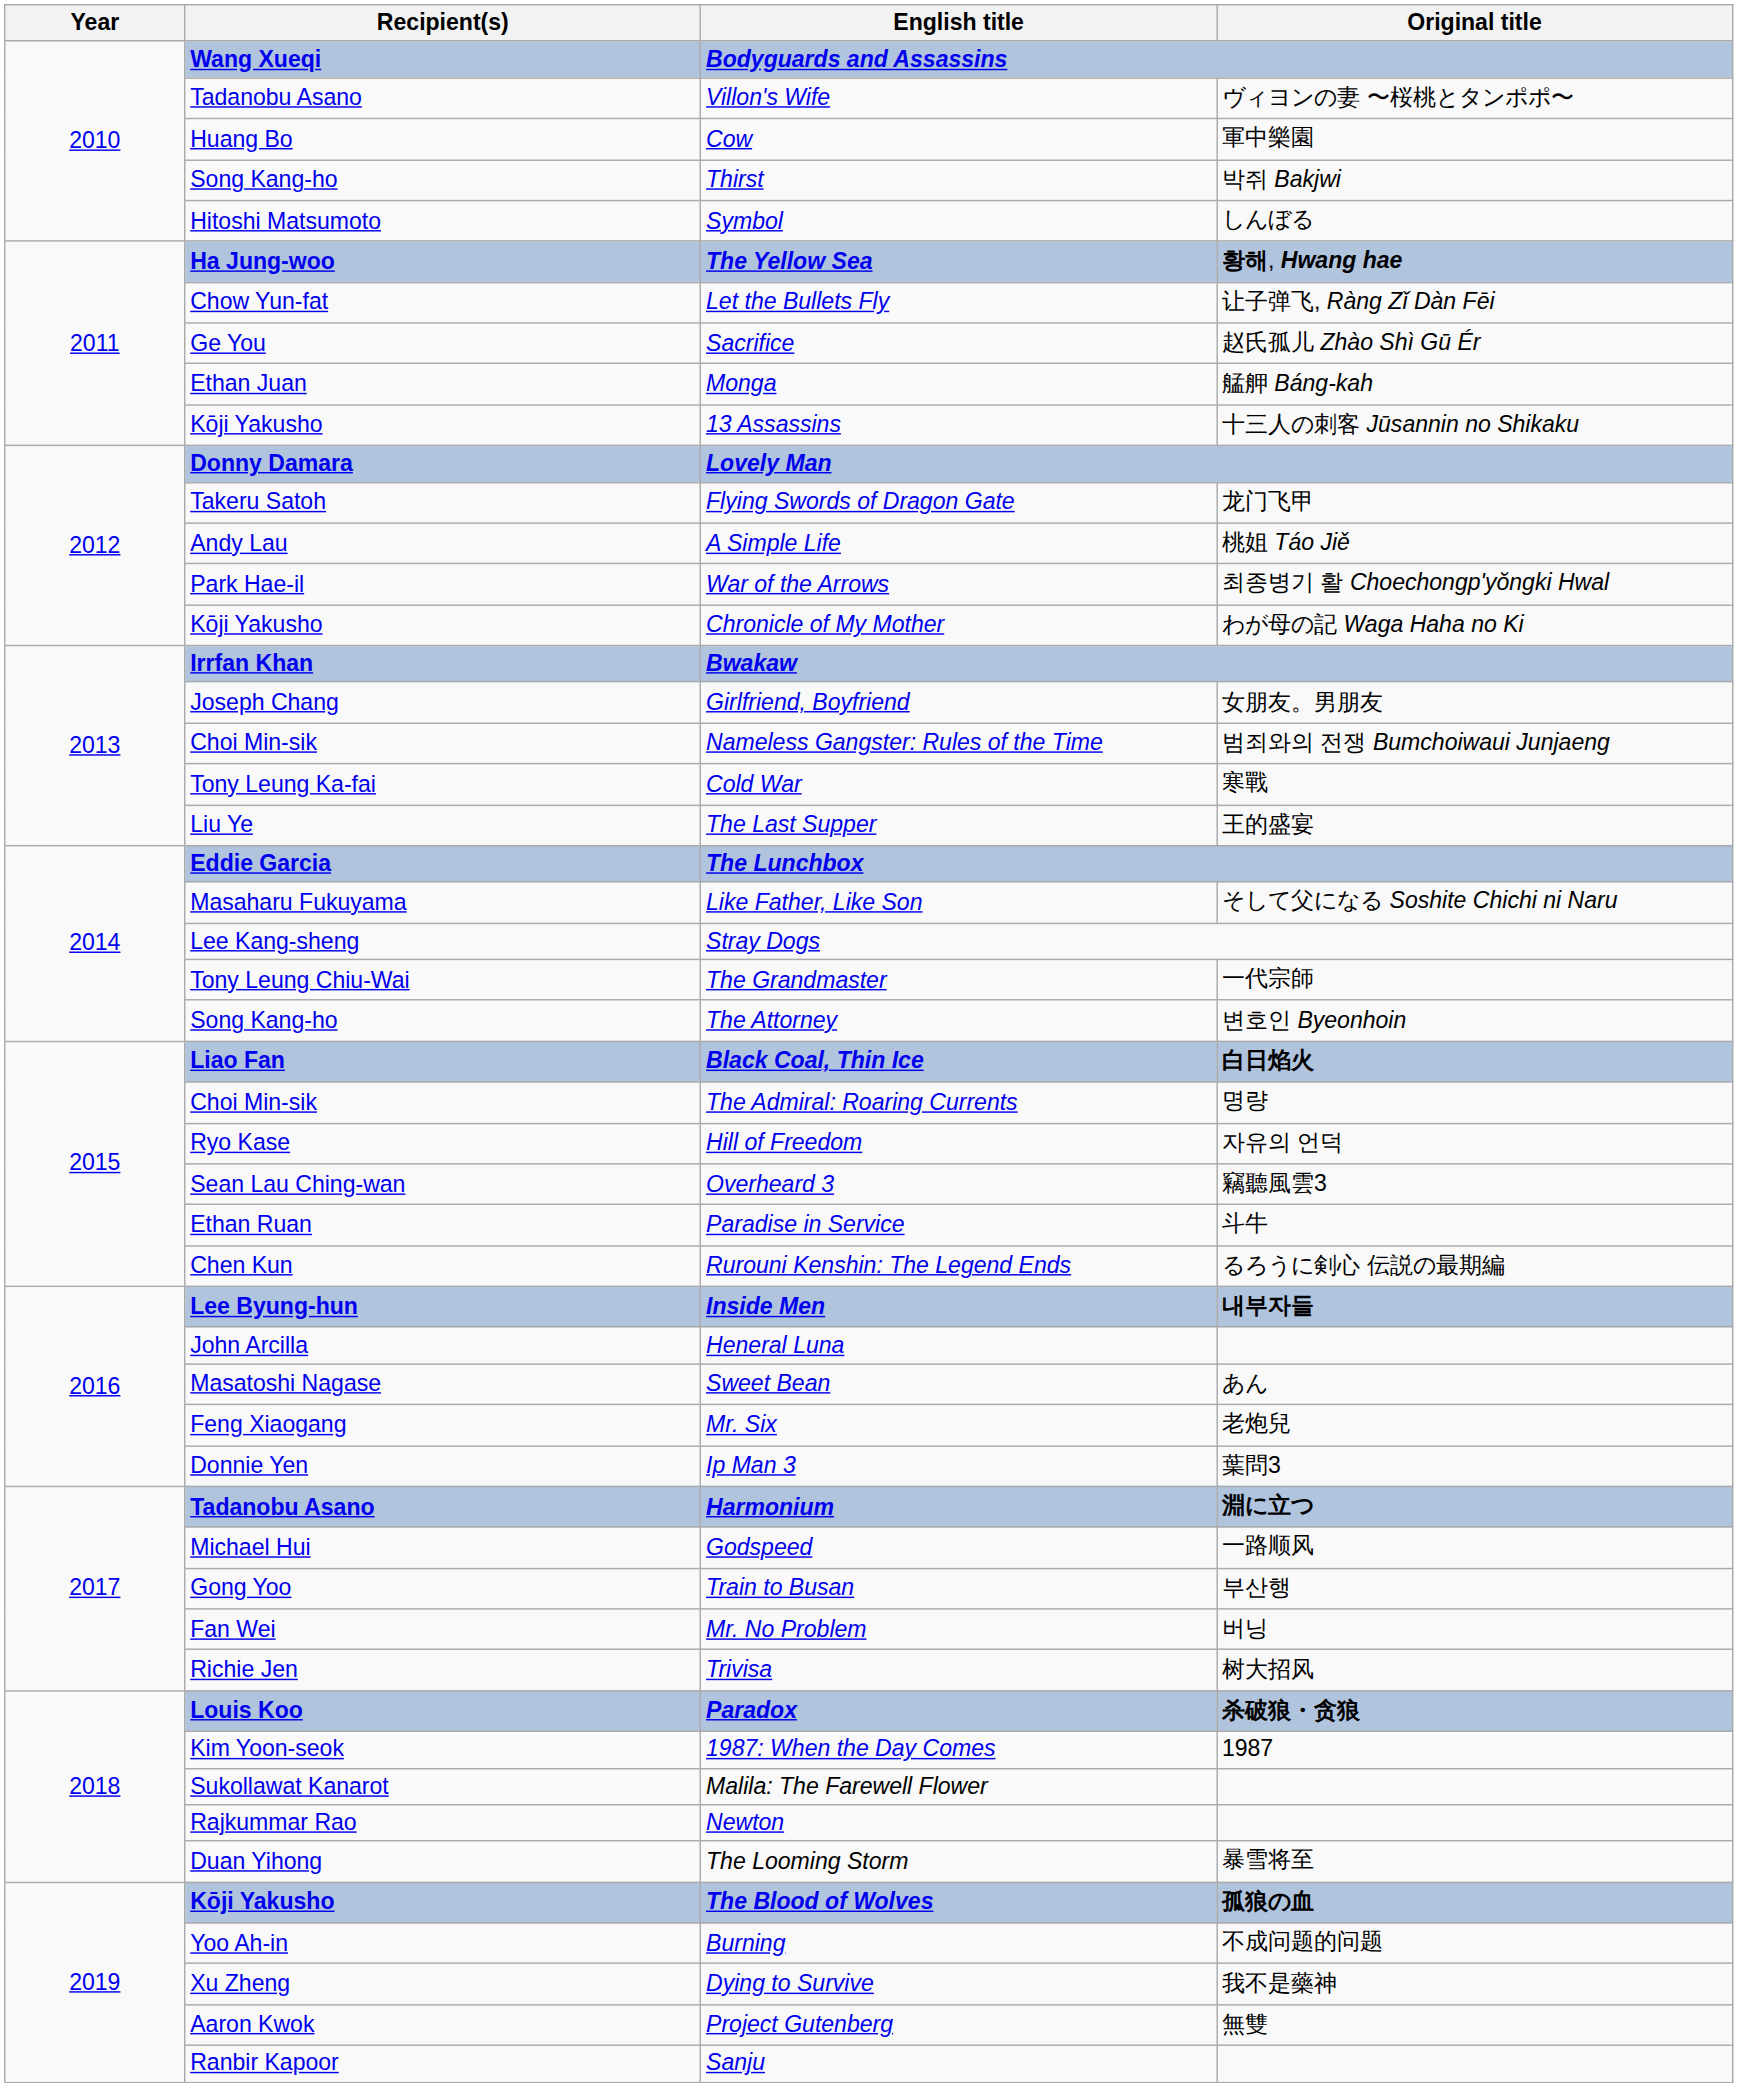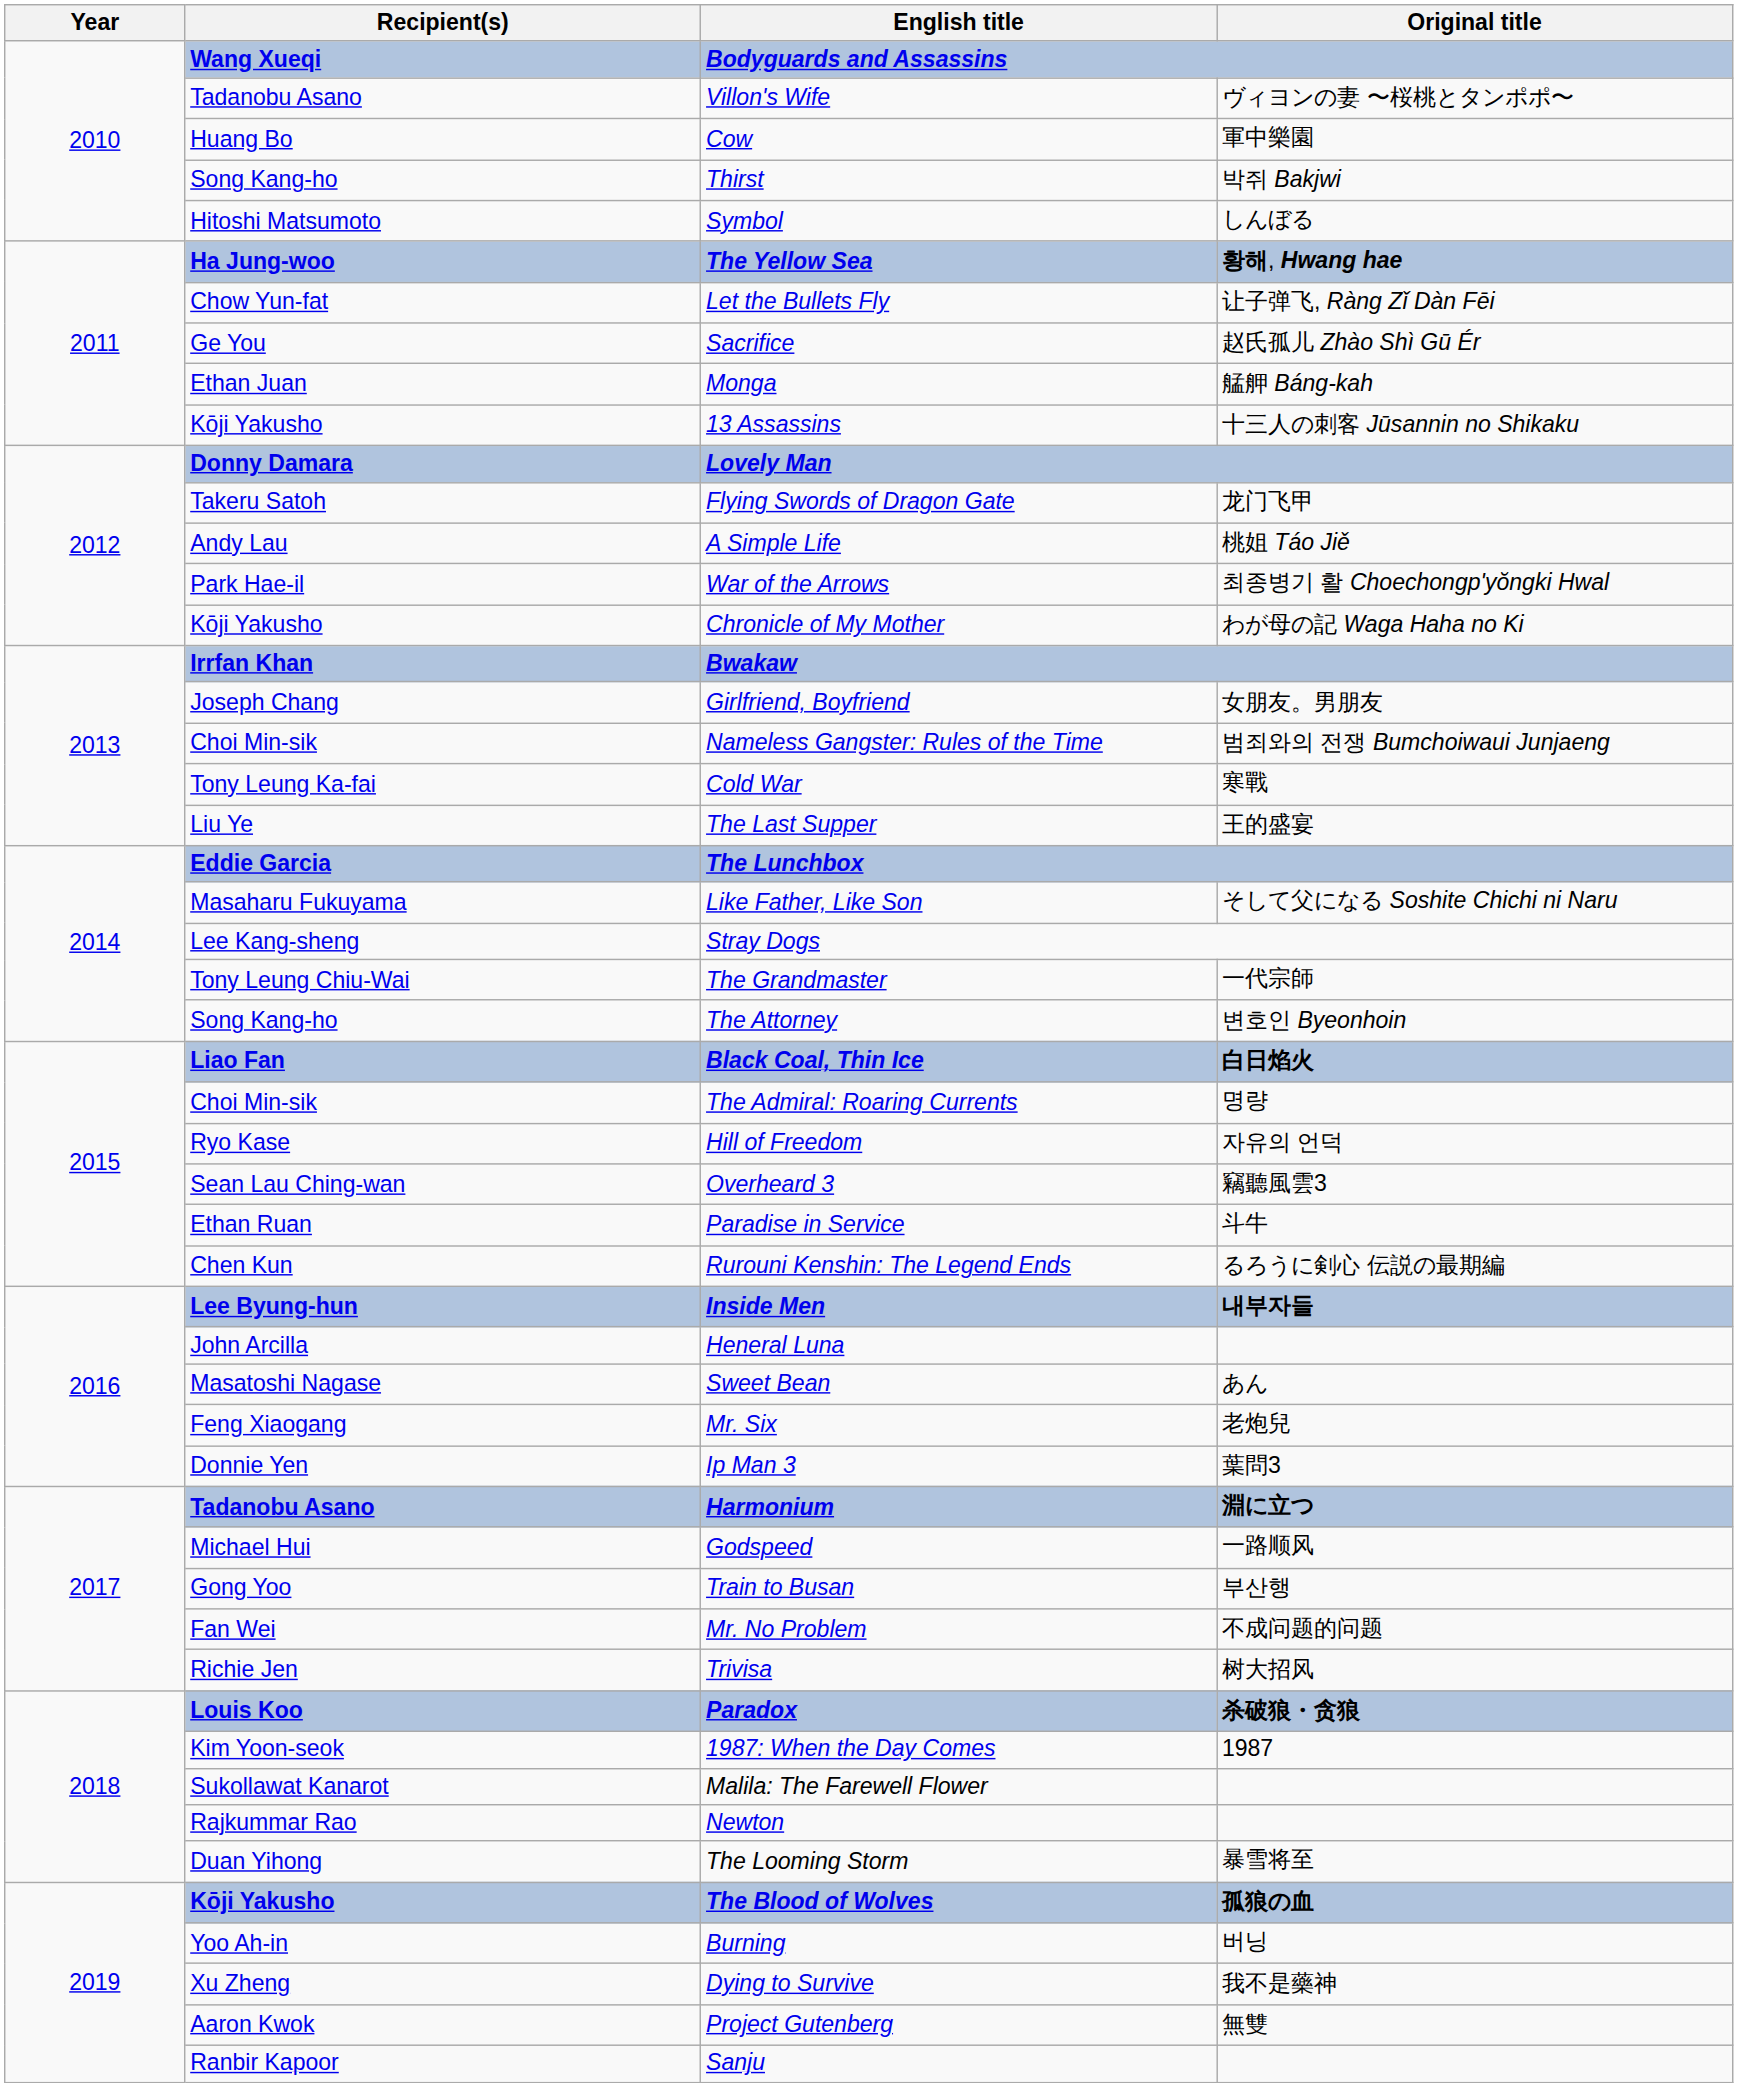(1245, 1628) 버닝 -> (1303, 1628) 不成问题的问题
(1303, 1942) 不成问题的问题 -> (1245, 1942) 버닝
